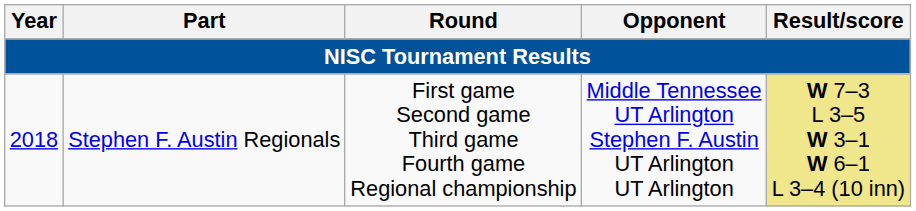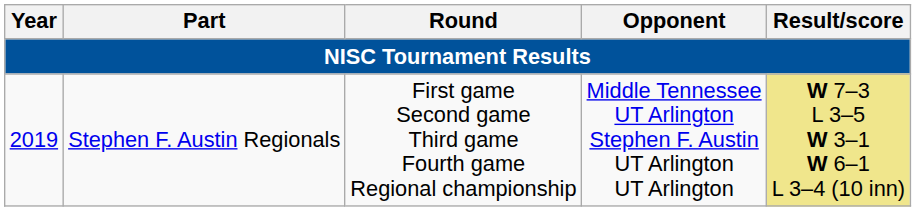(34, 139) 2018 -> (34, 139) 2019
